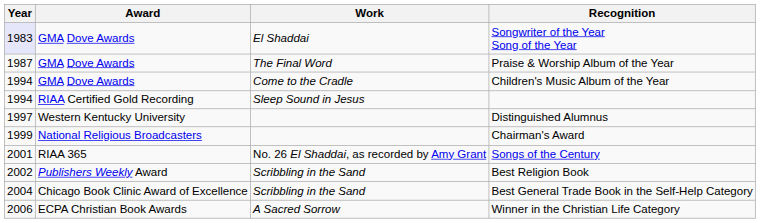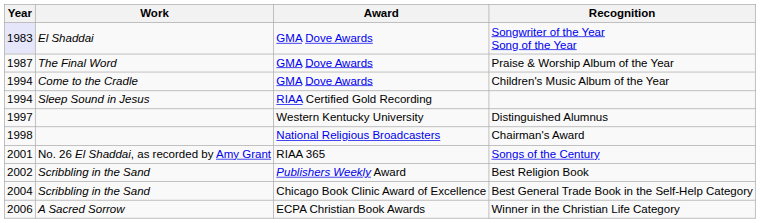columns swapped: (143, 13) <-> (370, 13)
(20, 136) 1999 -> (20, 136) 1998
